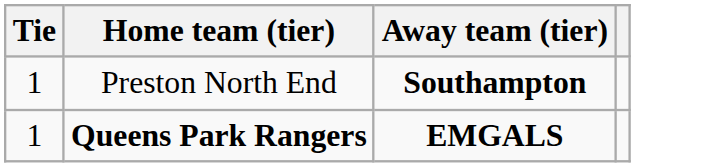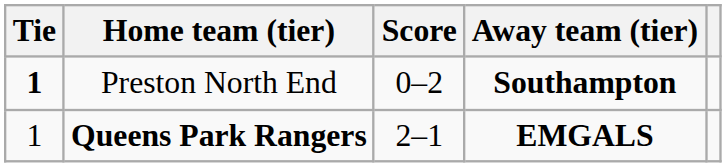+ column: (419, 30)
(34, 82) normal -> (34, 82) bold
